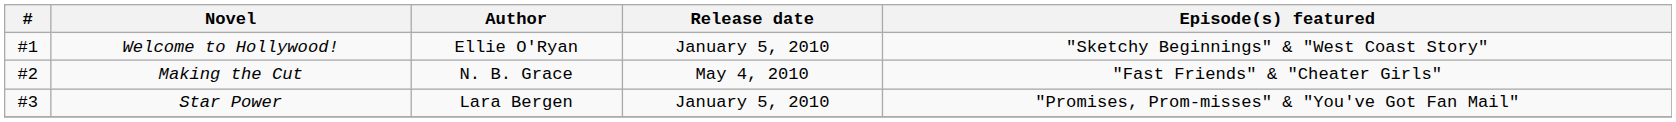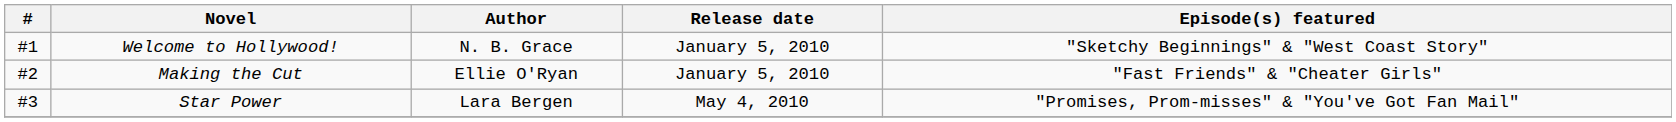(516, 47) Ellie O'Ryan -> (516, 47) N. B. Grace
(516, 75) N. B. Grace -> (516, 75) Ellie O'Ryan
(752, 75) May 4, 2010 -> (752, 75) January 5, 2010
(752, 103) January 5, 2010 -> (752, 103) May 4, 2010
